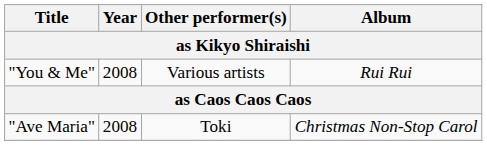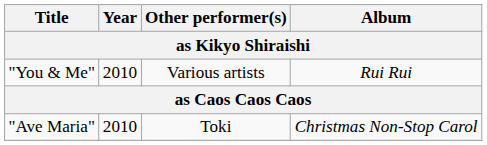(120, 72) 2008 -> (120, 72) 2010
(120, 126) 2008 -> (120, 126) 2010
